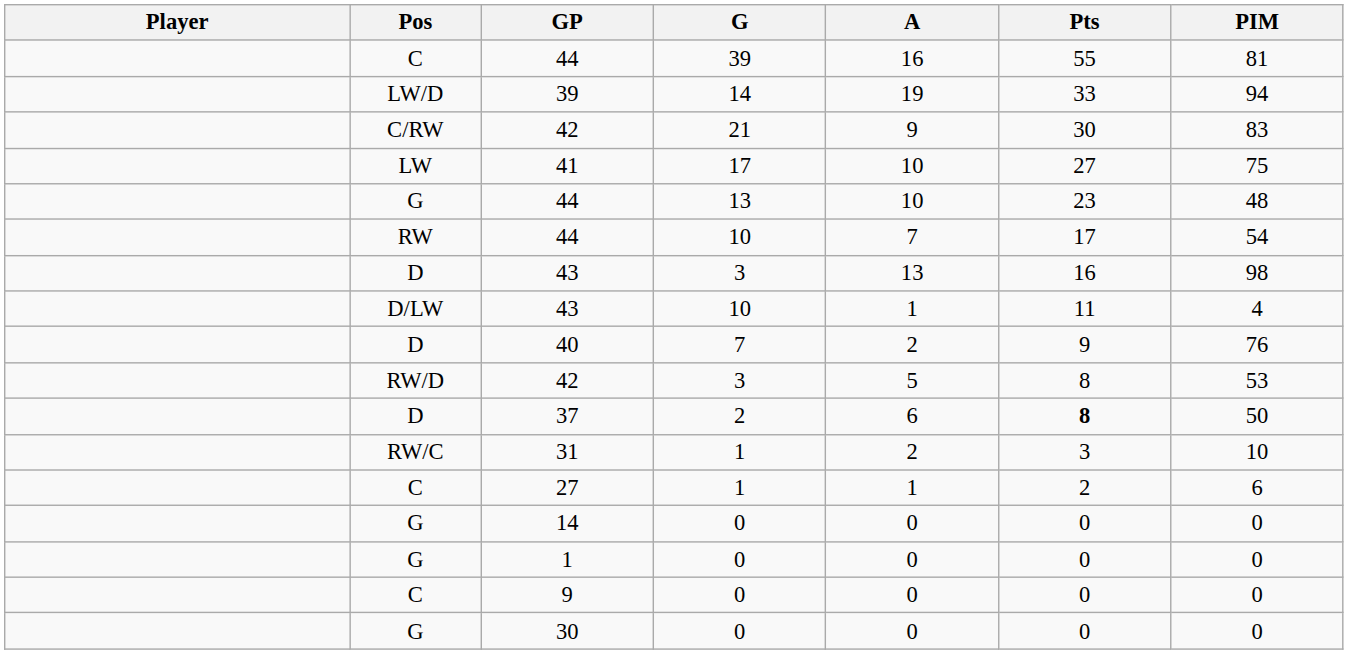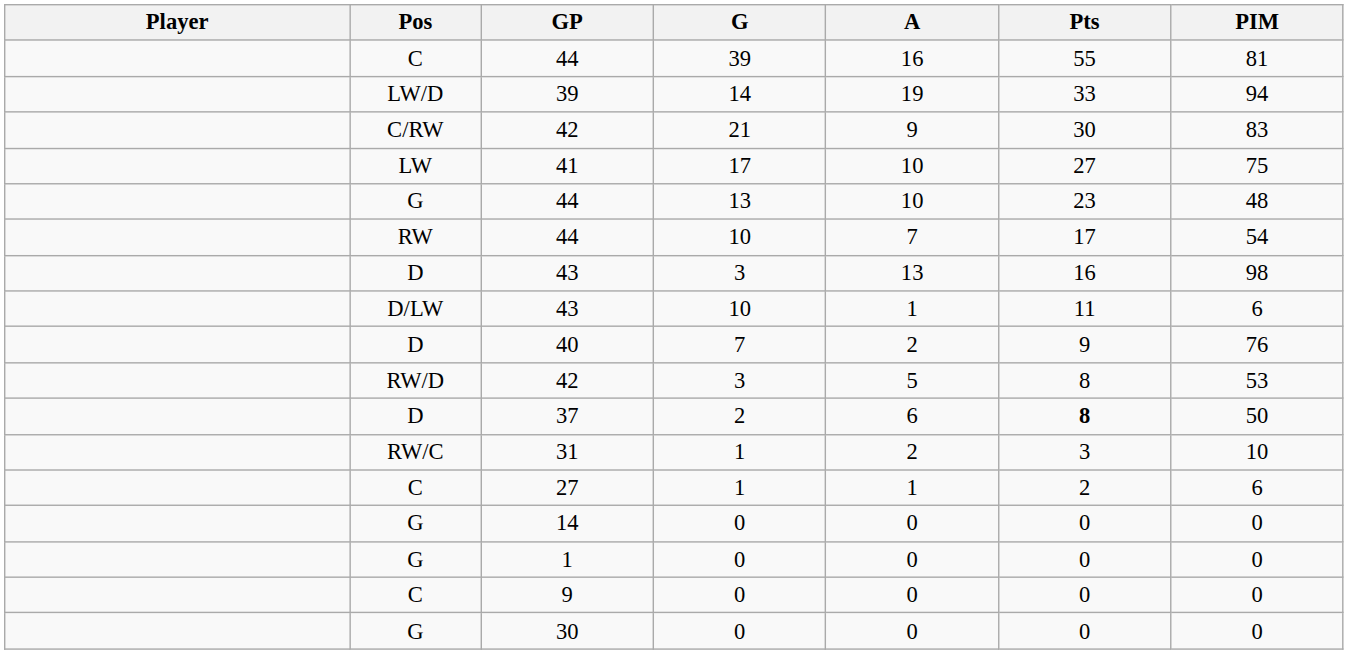(1257, 308) 4 -> (1257, 308) 6
